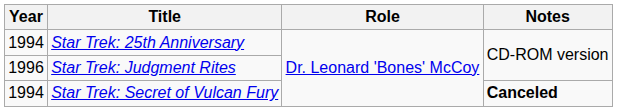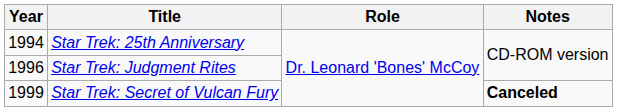(26, 93) 1994 -> (26, 93) 1999
